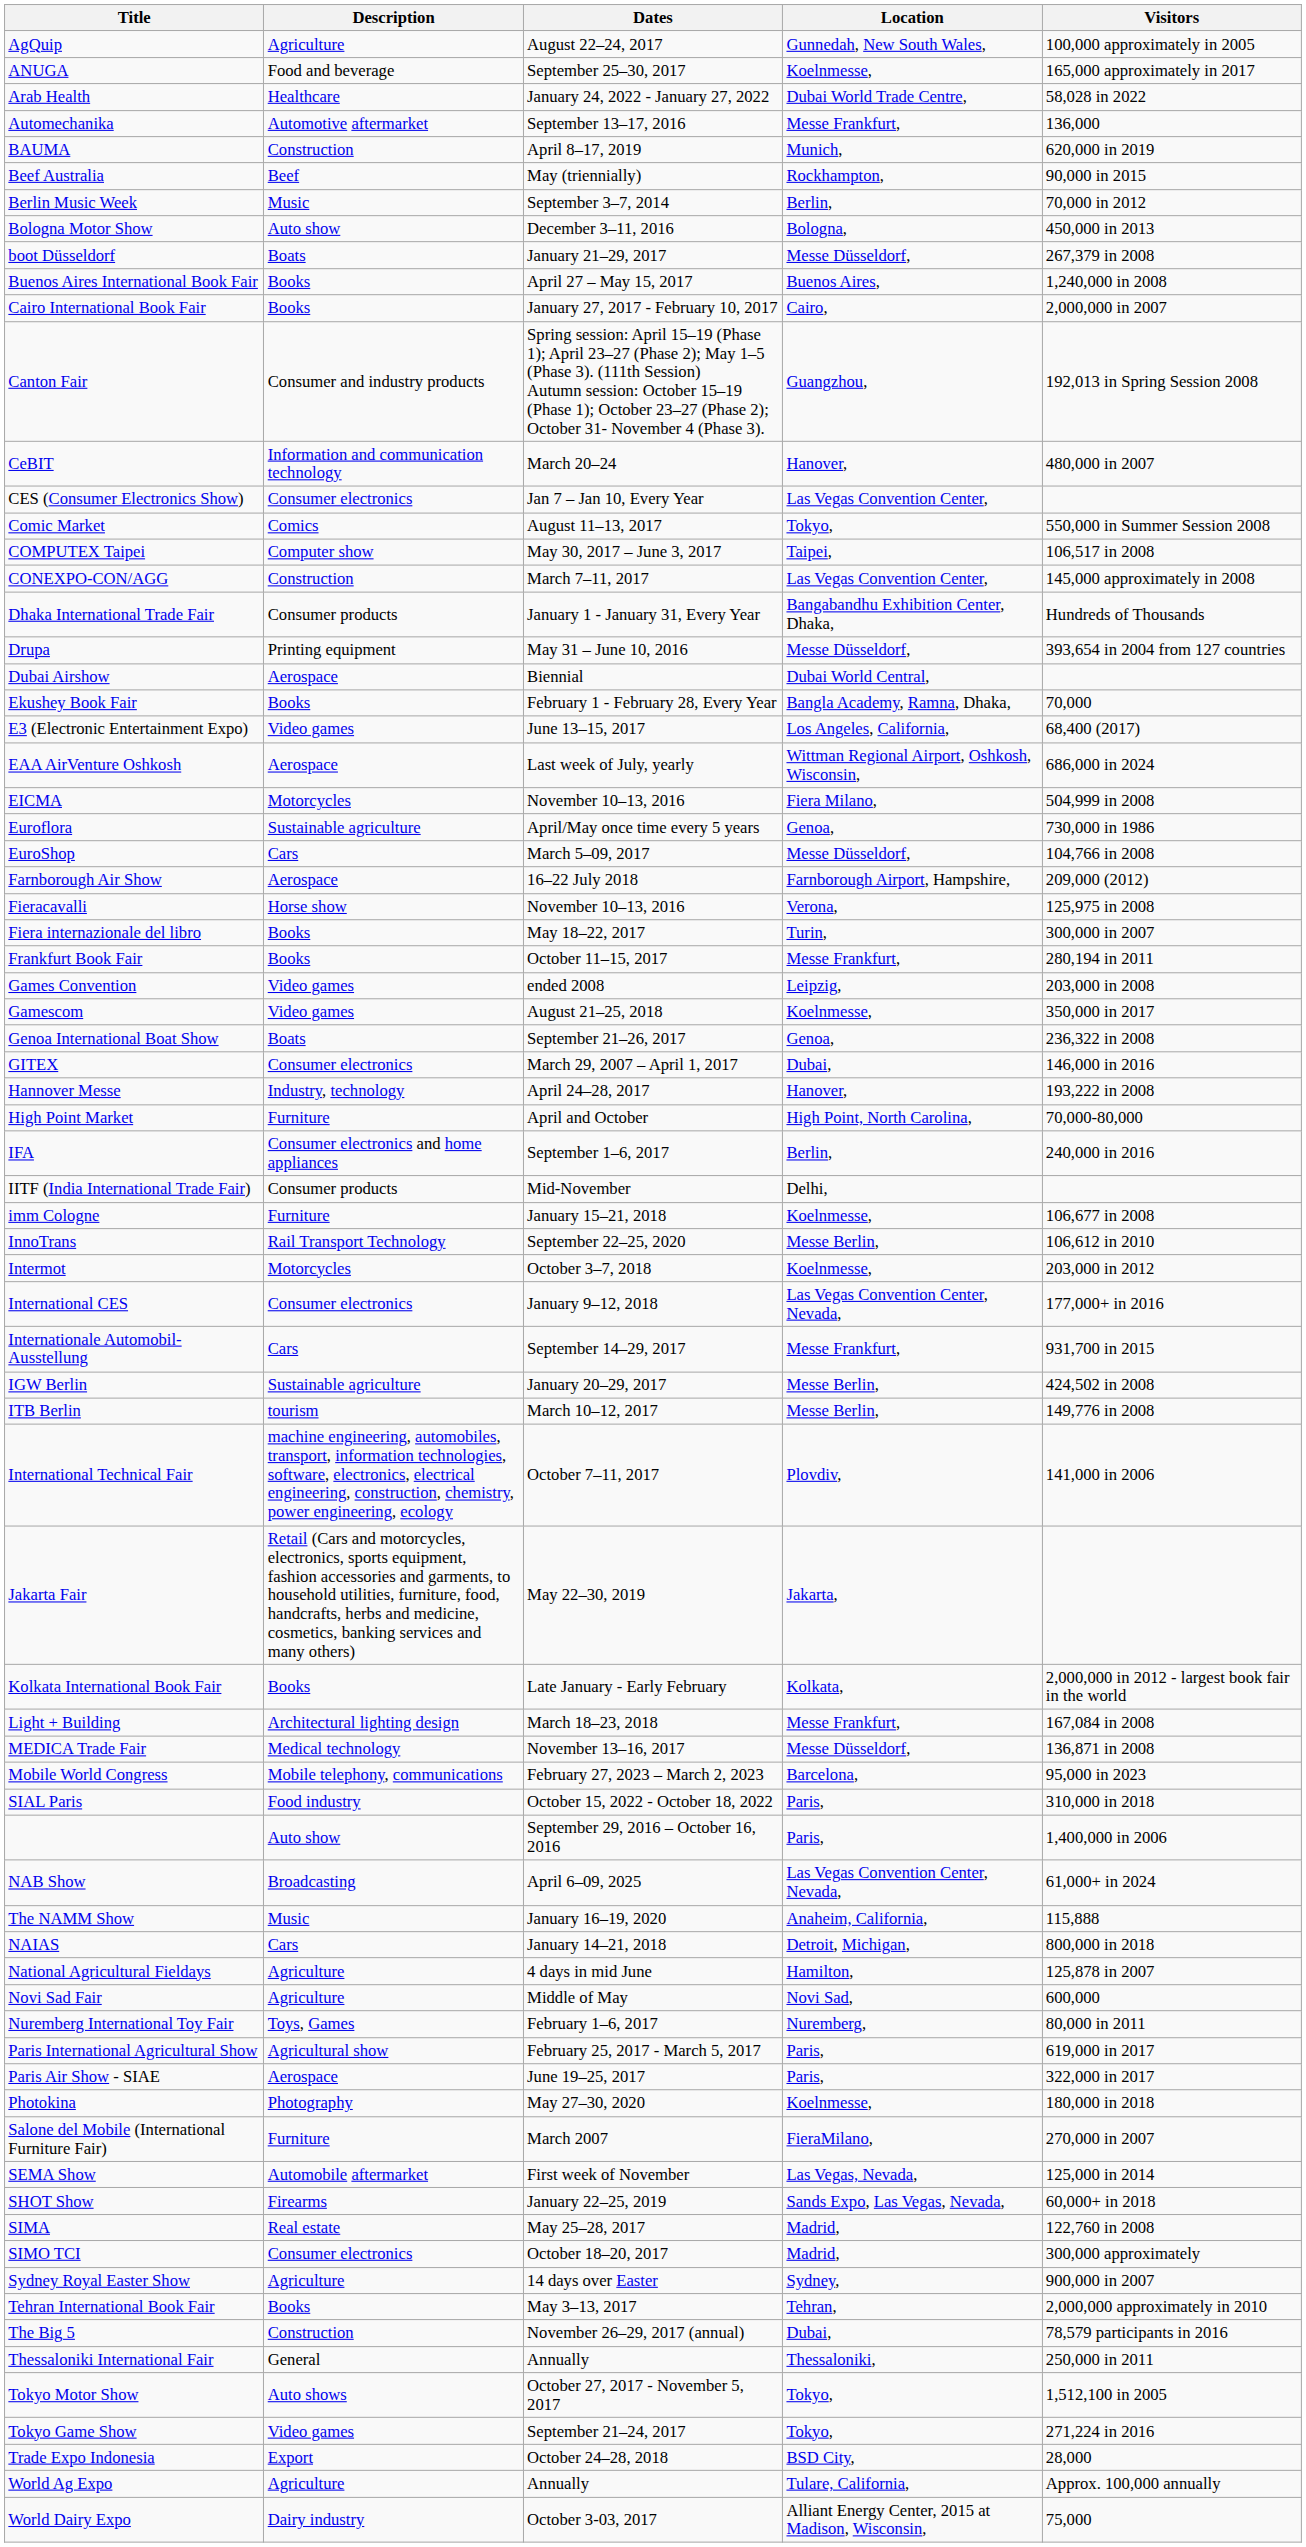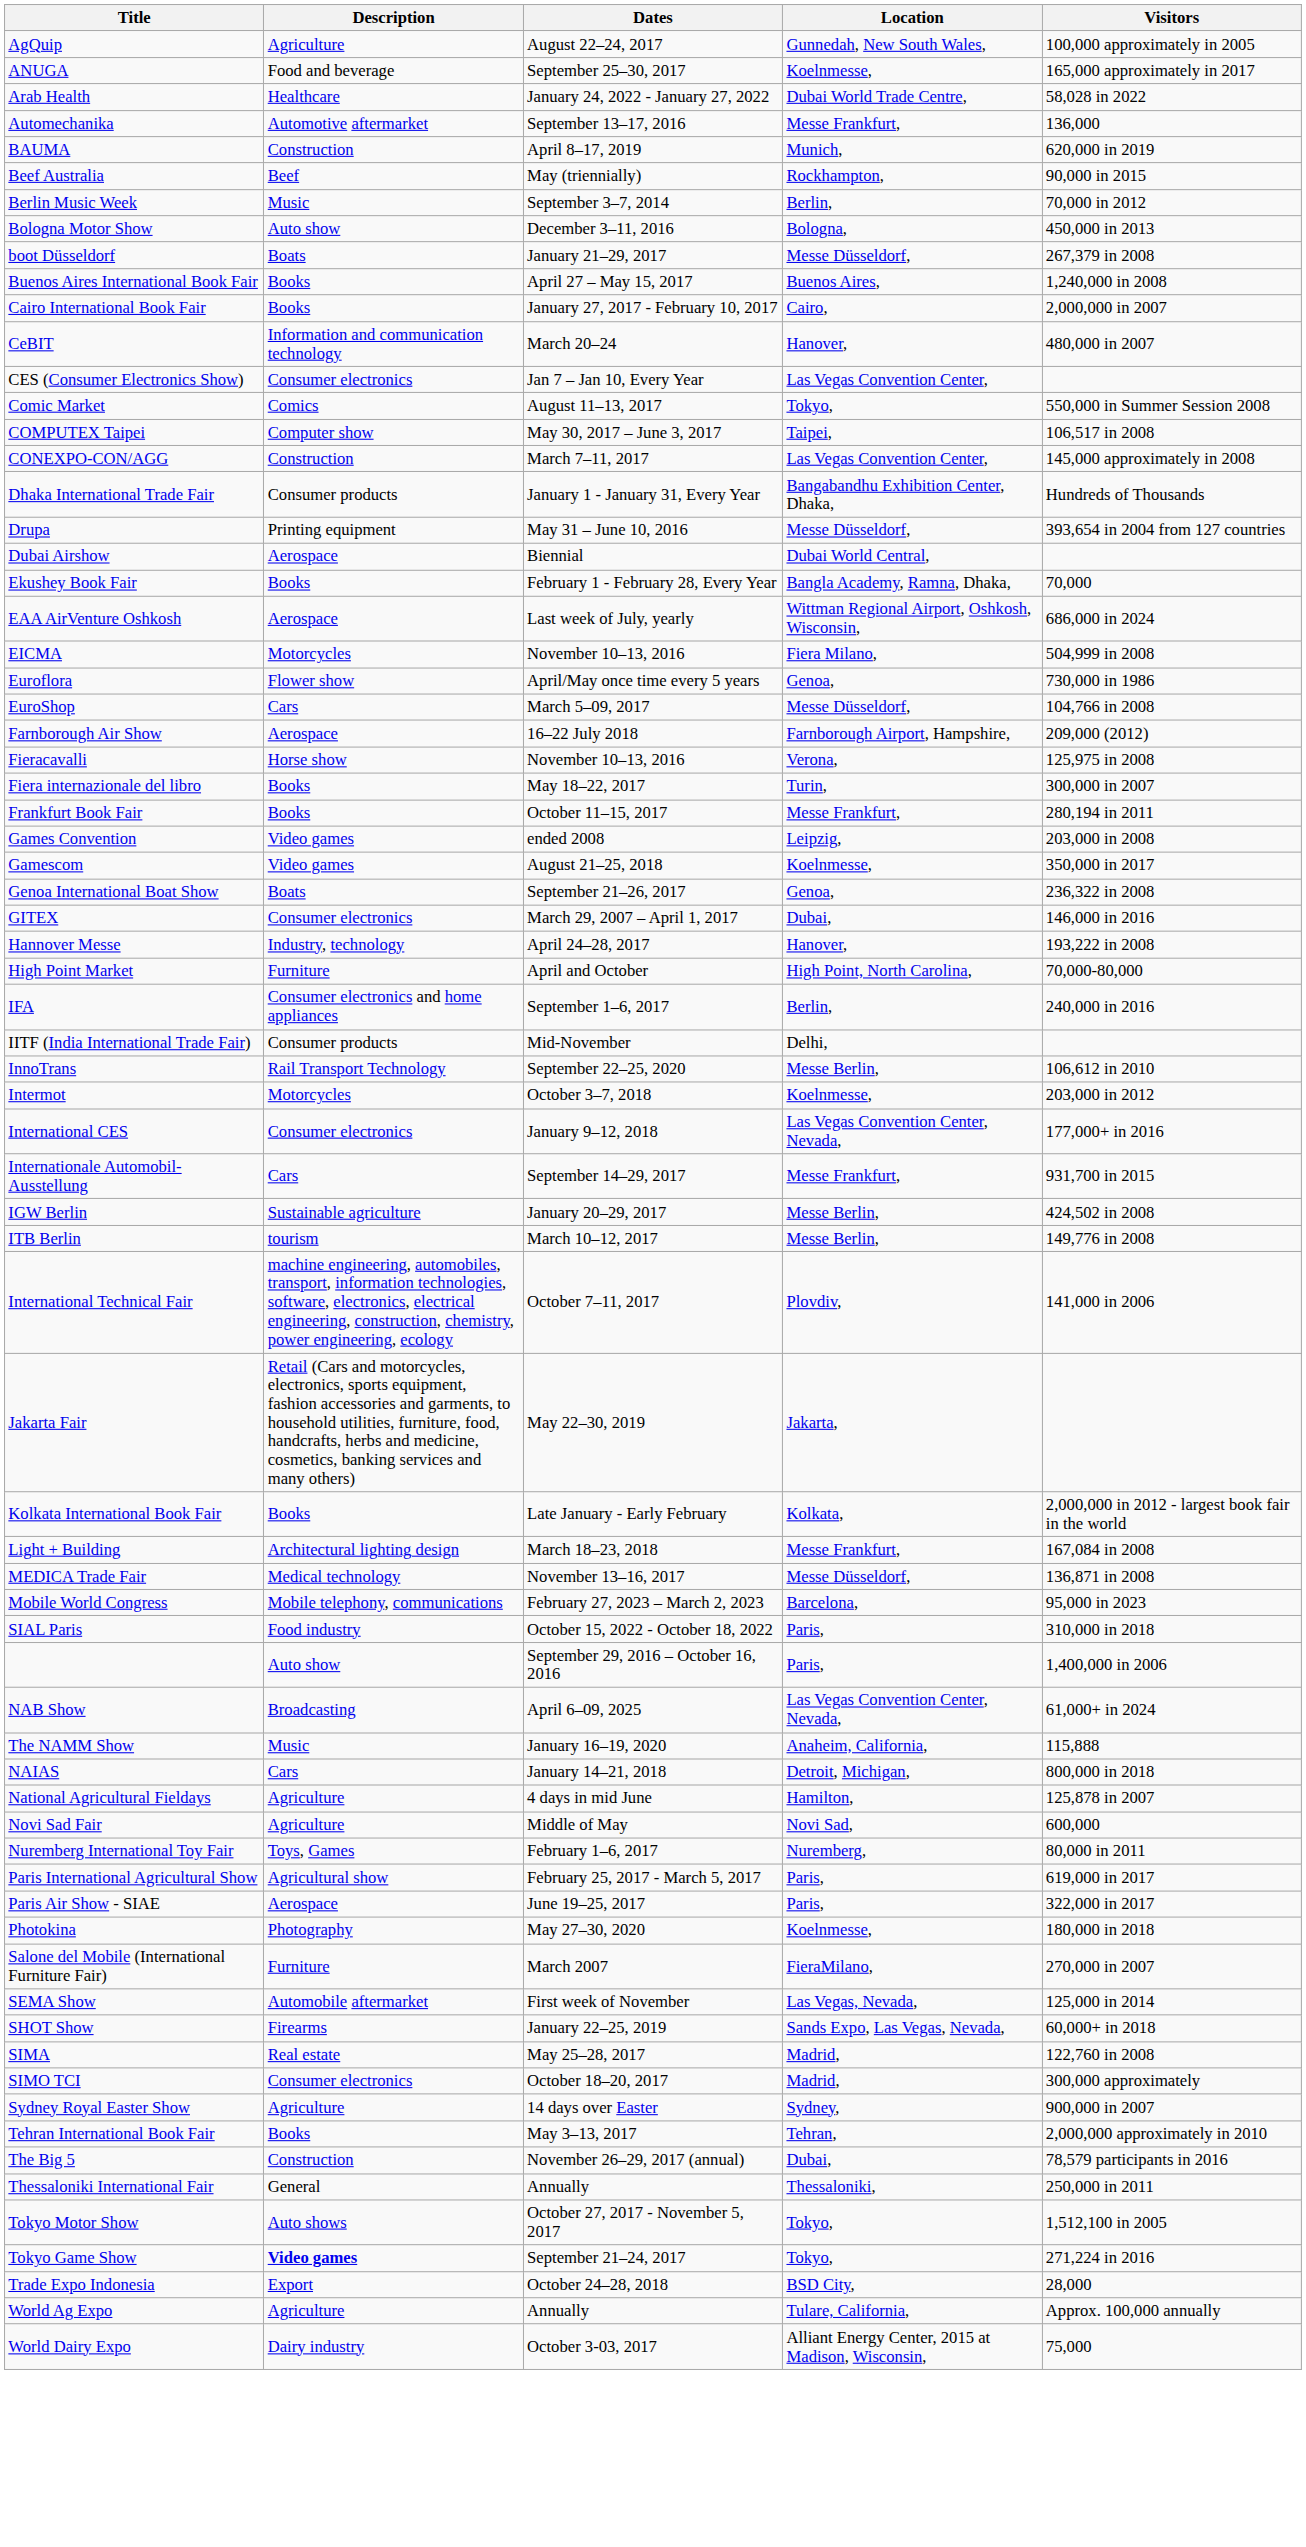- row: (48, 381)
- row: (128, 729)
(344, 827) Sustainable agriculture -> (311, 680) Flower show
- row: (54, 1215)
(311, 2430) normal -> (312, 2258) bold
